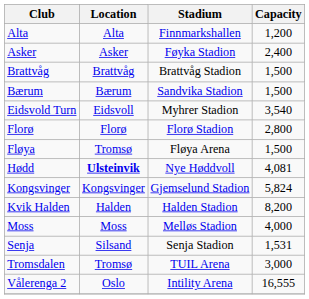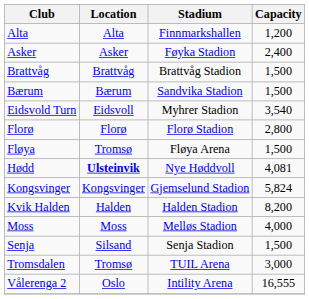(278, 245) 1,531 -> (278, 245) 1,500
